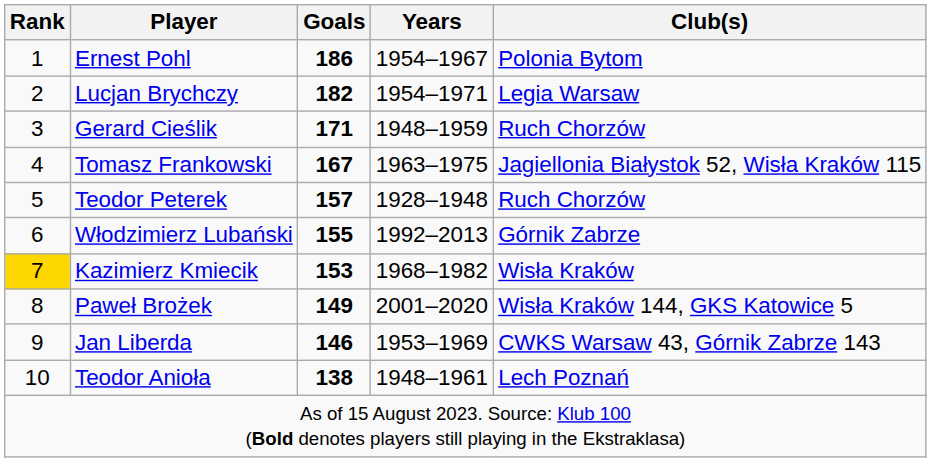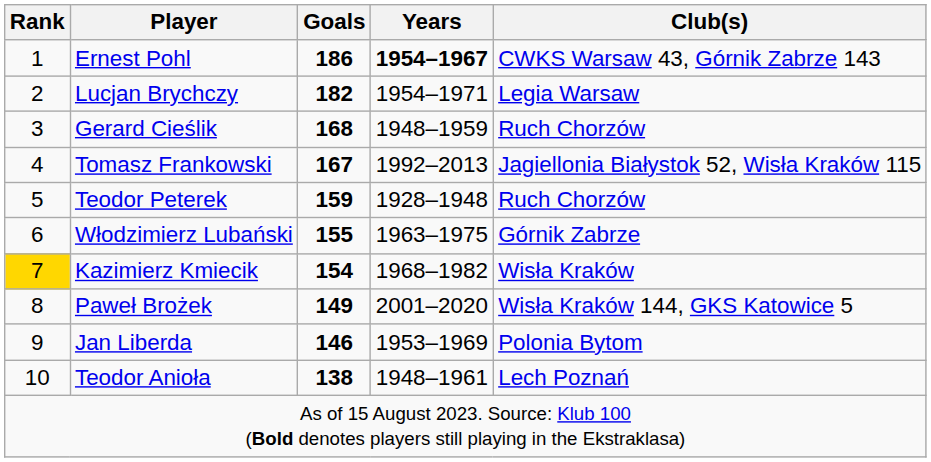(432, 57) normal -> (432, 57) bold
(570, 57) Polonia Bytom -> (689, 57) CWKS Warsaw 43, Górnik Zabrze 143
(334, 128) 171 -> (334, 128) 168
(432, 164) 1963–1975 -> (432, 164) 1992–2013
(334, 199) 157 -> (334, 199) 159
(432, 235) 1992–2013 -> (432, 235) 1963–1975
(334, 270) 153 -> (334, 270) 154
(689, 341) CWKS Warsaw 43, Górnik Zabrze 143 -> (570, 341) Polonia Bytom
